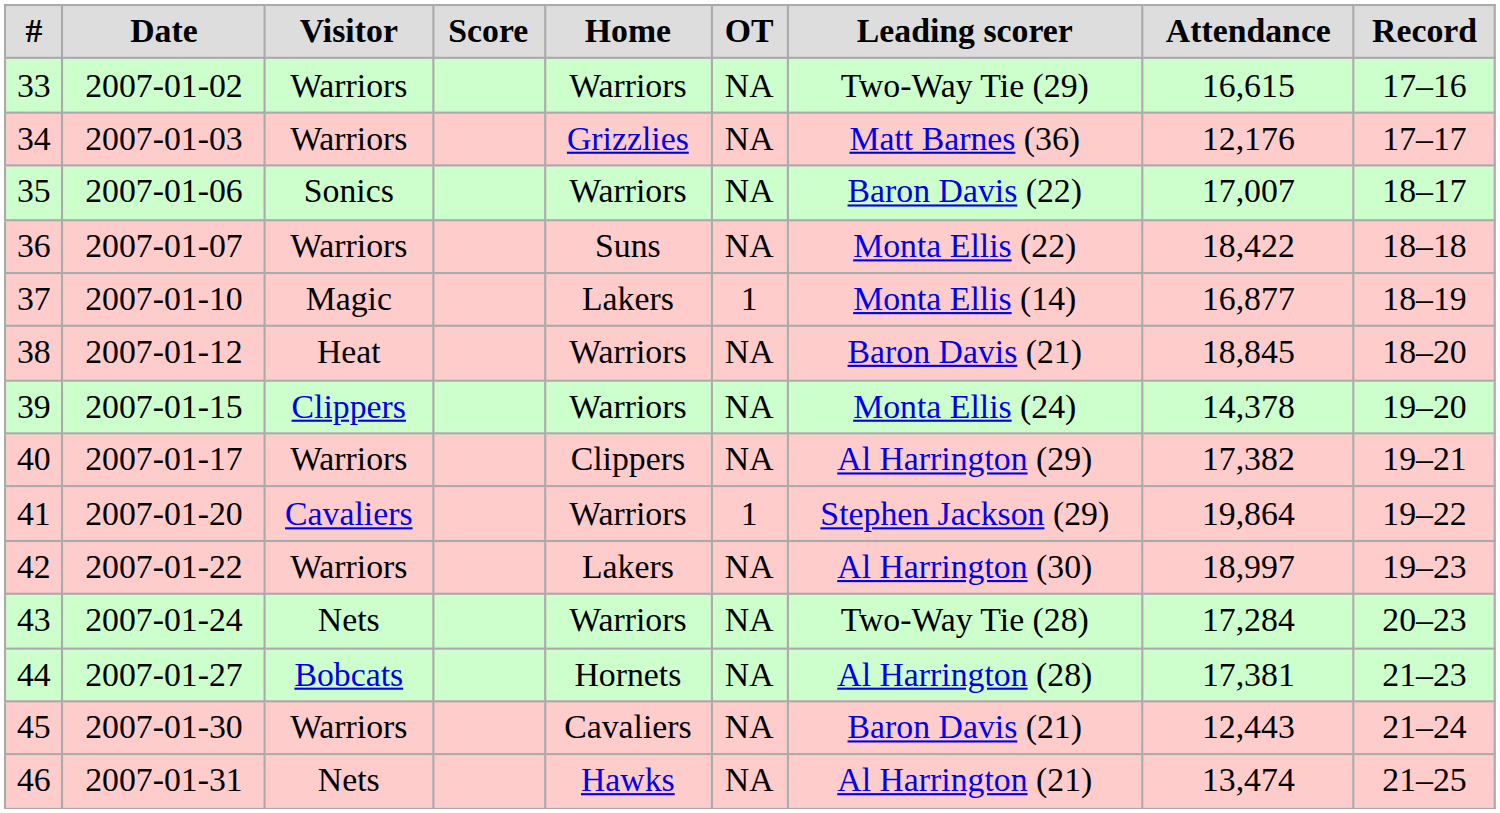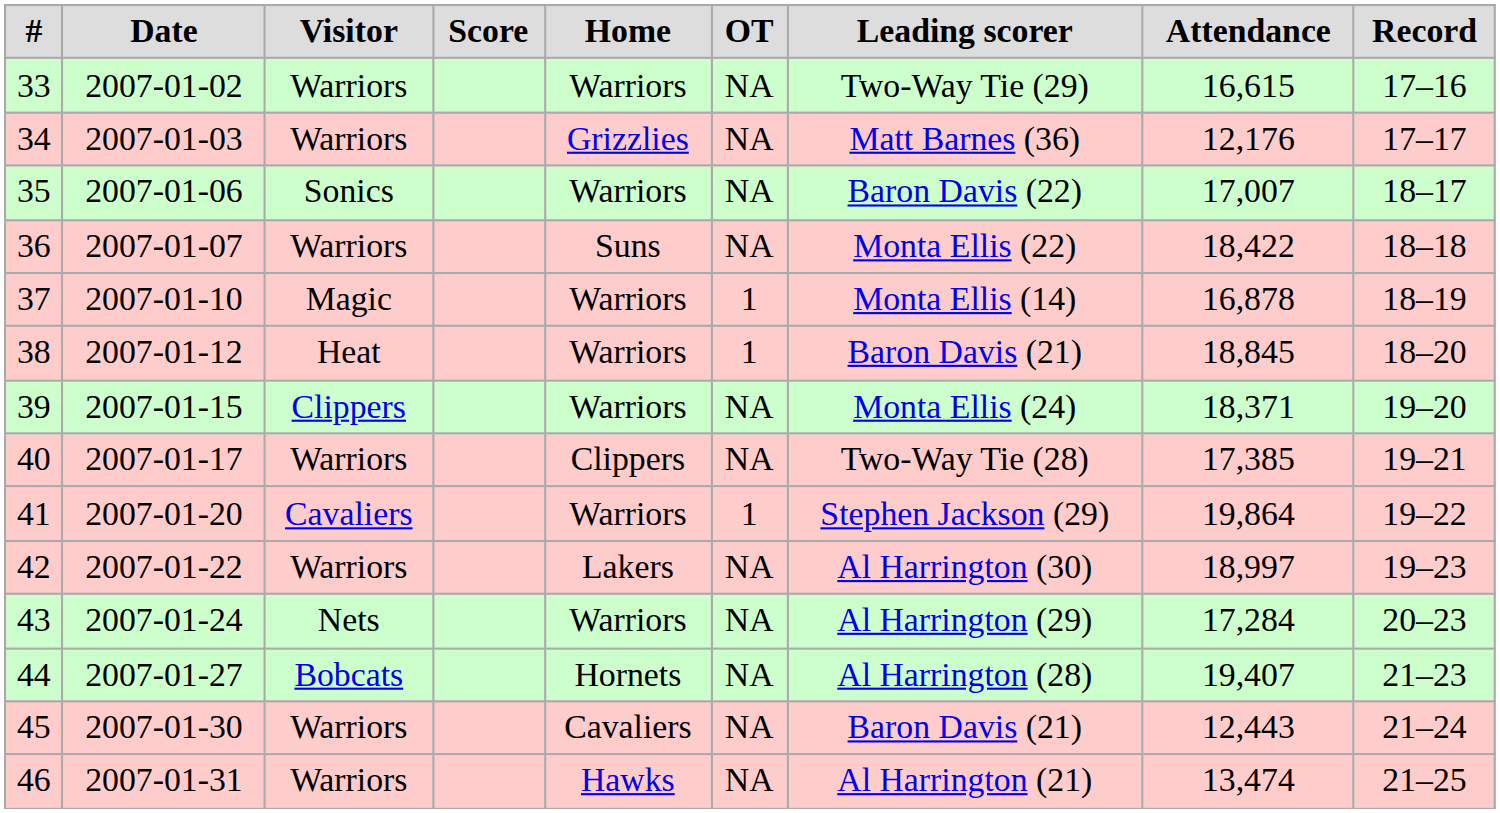(628, 298) Lakers -> (628, 298) Warriors
(1248, 298) 16,877 -> (1248, 298) 16,878
(749, 352) NA -> (749, 352) 1
(1248, 406) 14,378 -> (1248, 406) 18,371
(965, 459) Al Harrington (29) -> (965, 459) Two-Way Tie (28)
(1248, 459) 17,382 -> (1248, 459) 17,385
(965, 620) Two-Way Tie (28) -> (965, 620) Al Harrington (29)
(1248, 673) 17,381 -> (1248, 673) 19,407
(349, 780) Nets -> (349, 780) Warriors
